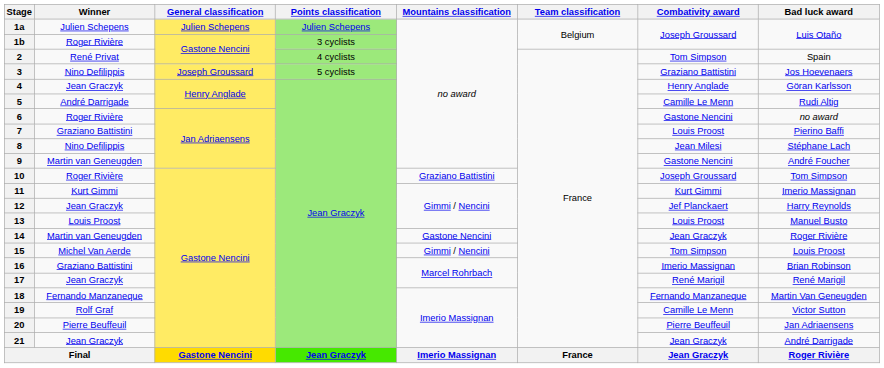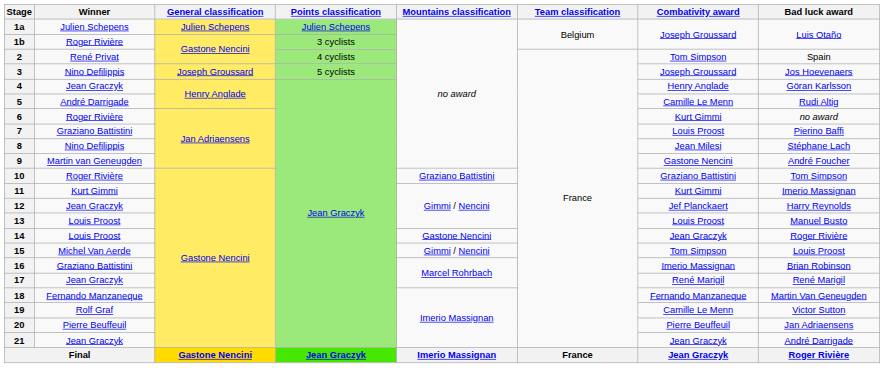(698, 72) Graziano Battistini -> (698, 72) Joseph Groussard
(698, 117) Gastone Nencini -> (698, 117) Kurt Gimmi
(698, 176) Joseph Groussard -> (698, 176) Graziano Battistini
(94, 236) Martin van Geneugden -> (94, 236) Louis Proost
